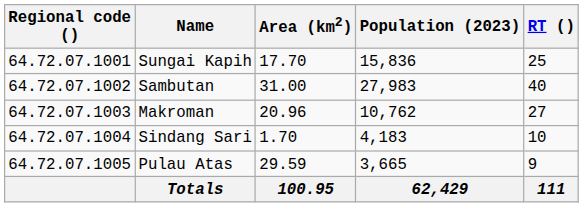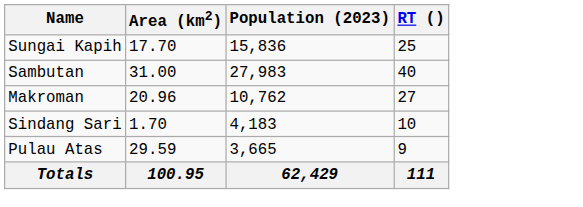- column: (70, 26)
